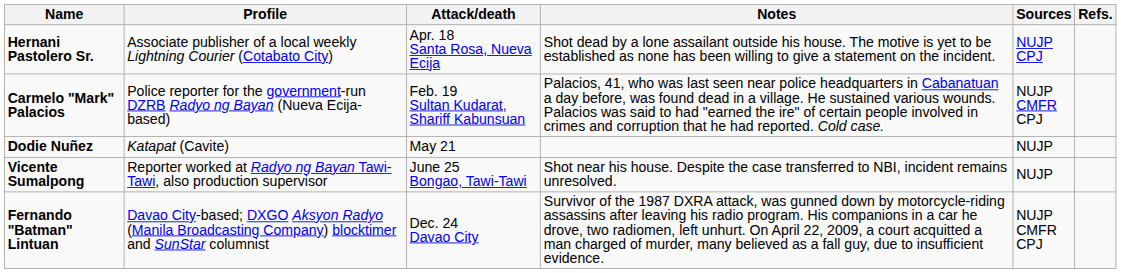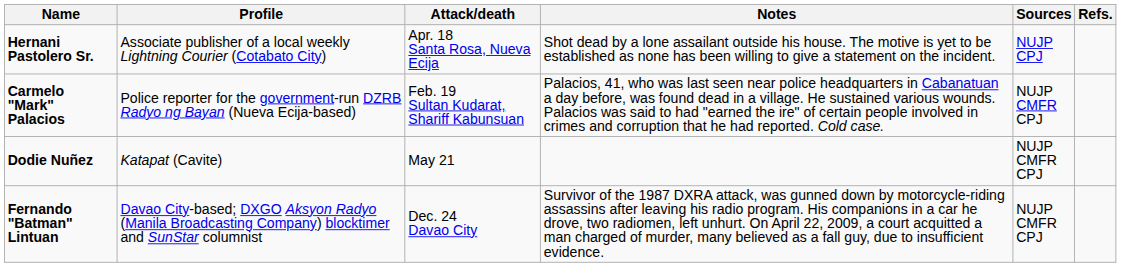(1035, 146) NUJP -> (1036, 160) NUJP CMFR CPJ
- row: (46, 174)
